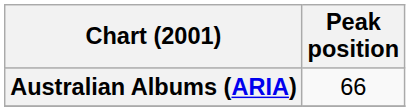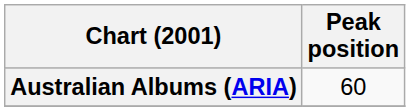(353, 86) 66 -> (353, 86) 60
